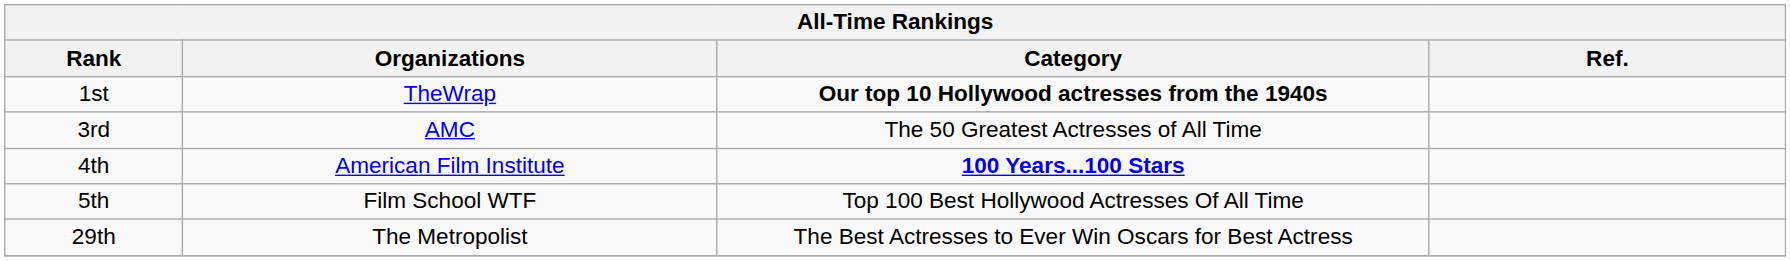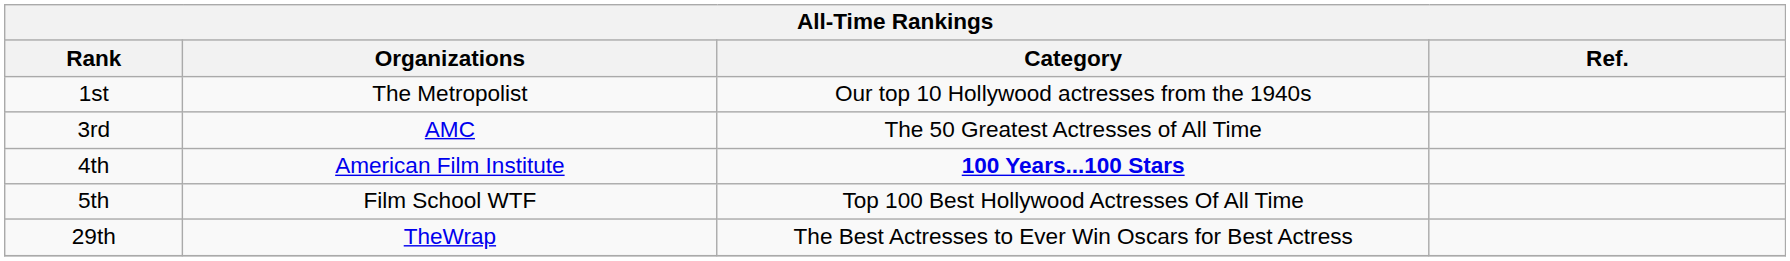(450, 93) TheWrap -> (450, 93) The Metropolist
(1073, 93) bold -> (1073, 93) normal
(450, 237) The Metropolist -> (450, 237) TheWrap
